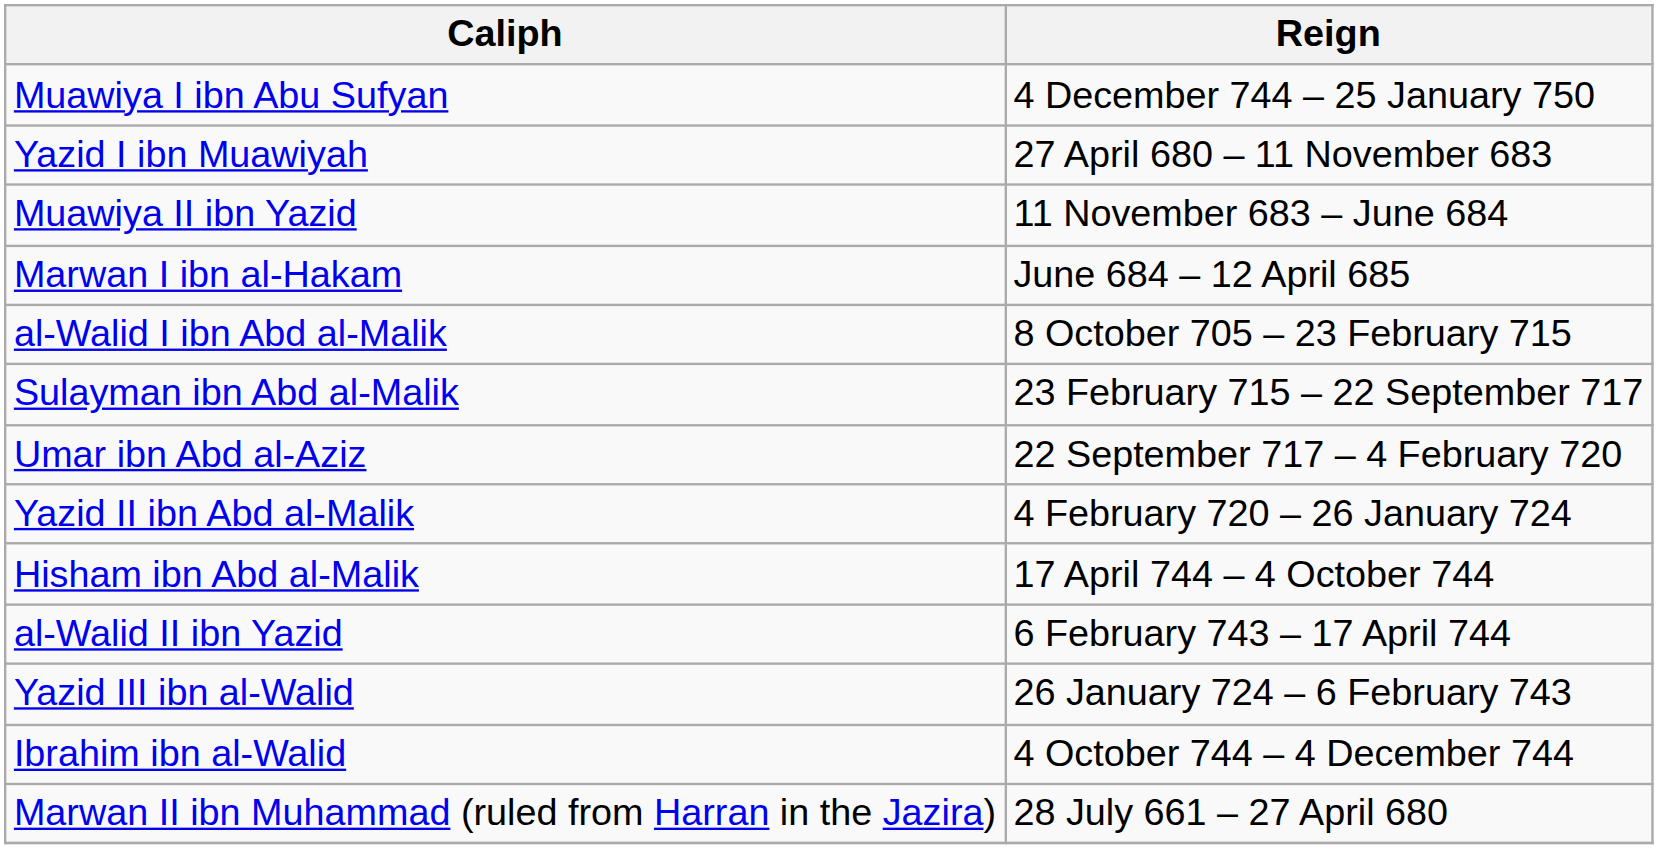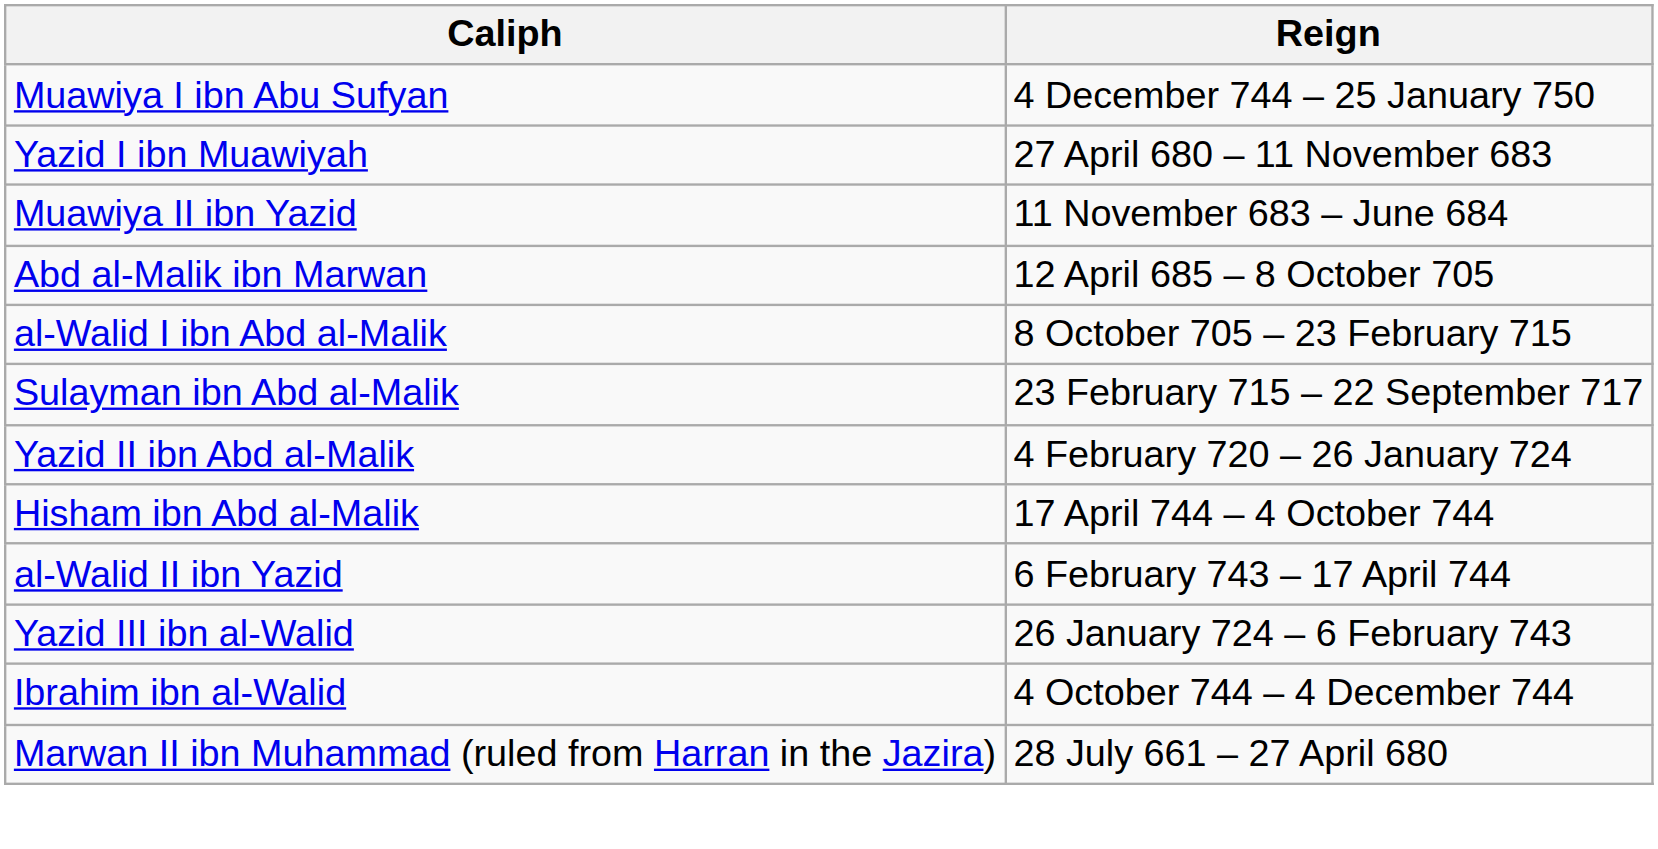- row: (208, 273)
+ row: (221, 273)
- row: (190, 453)
